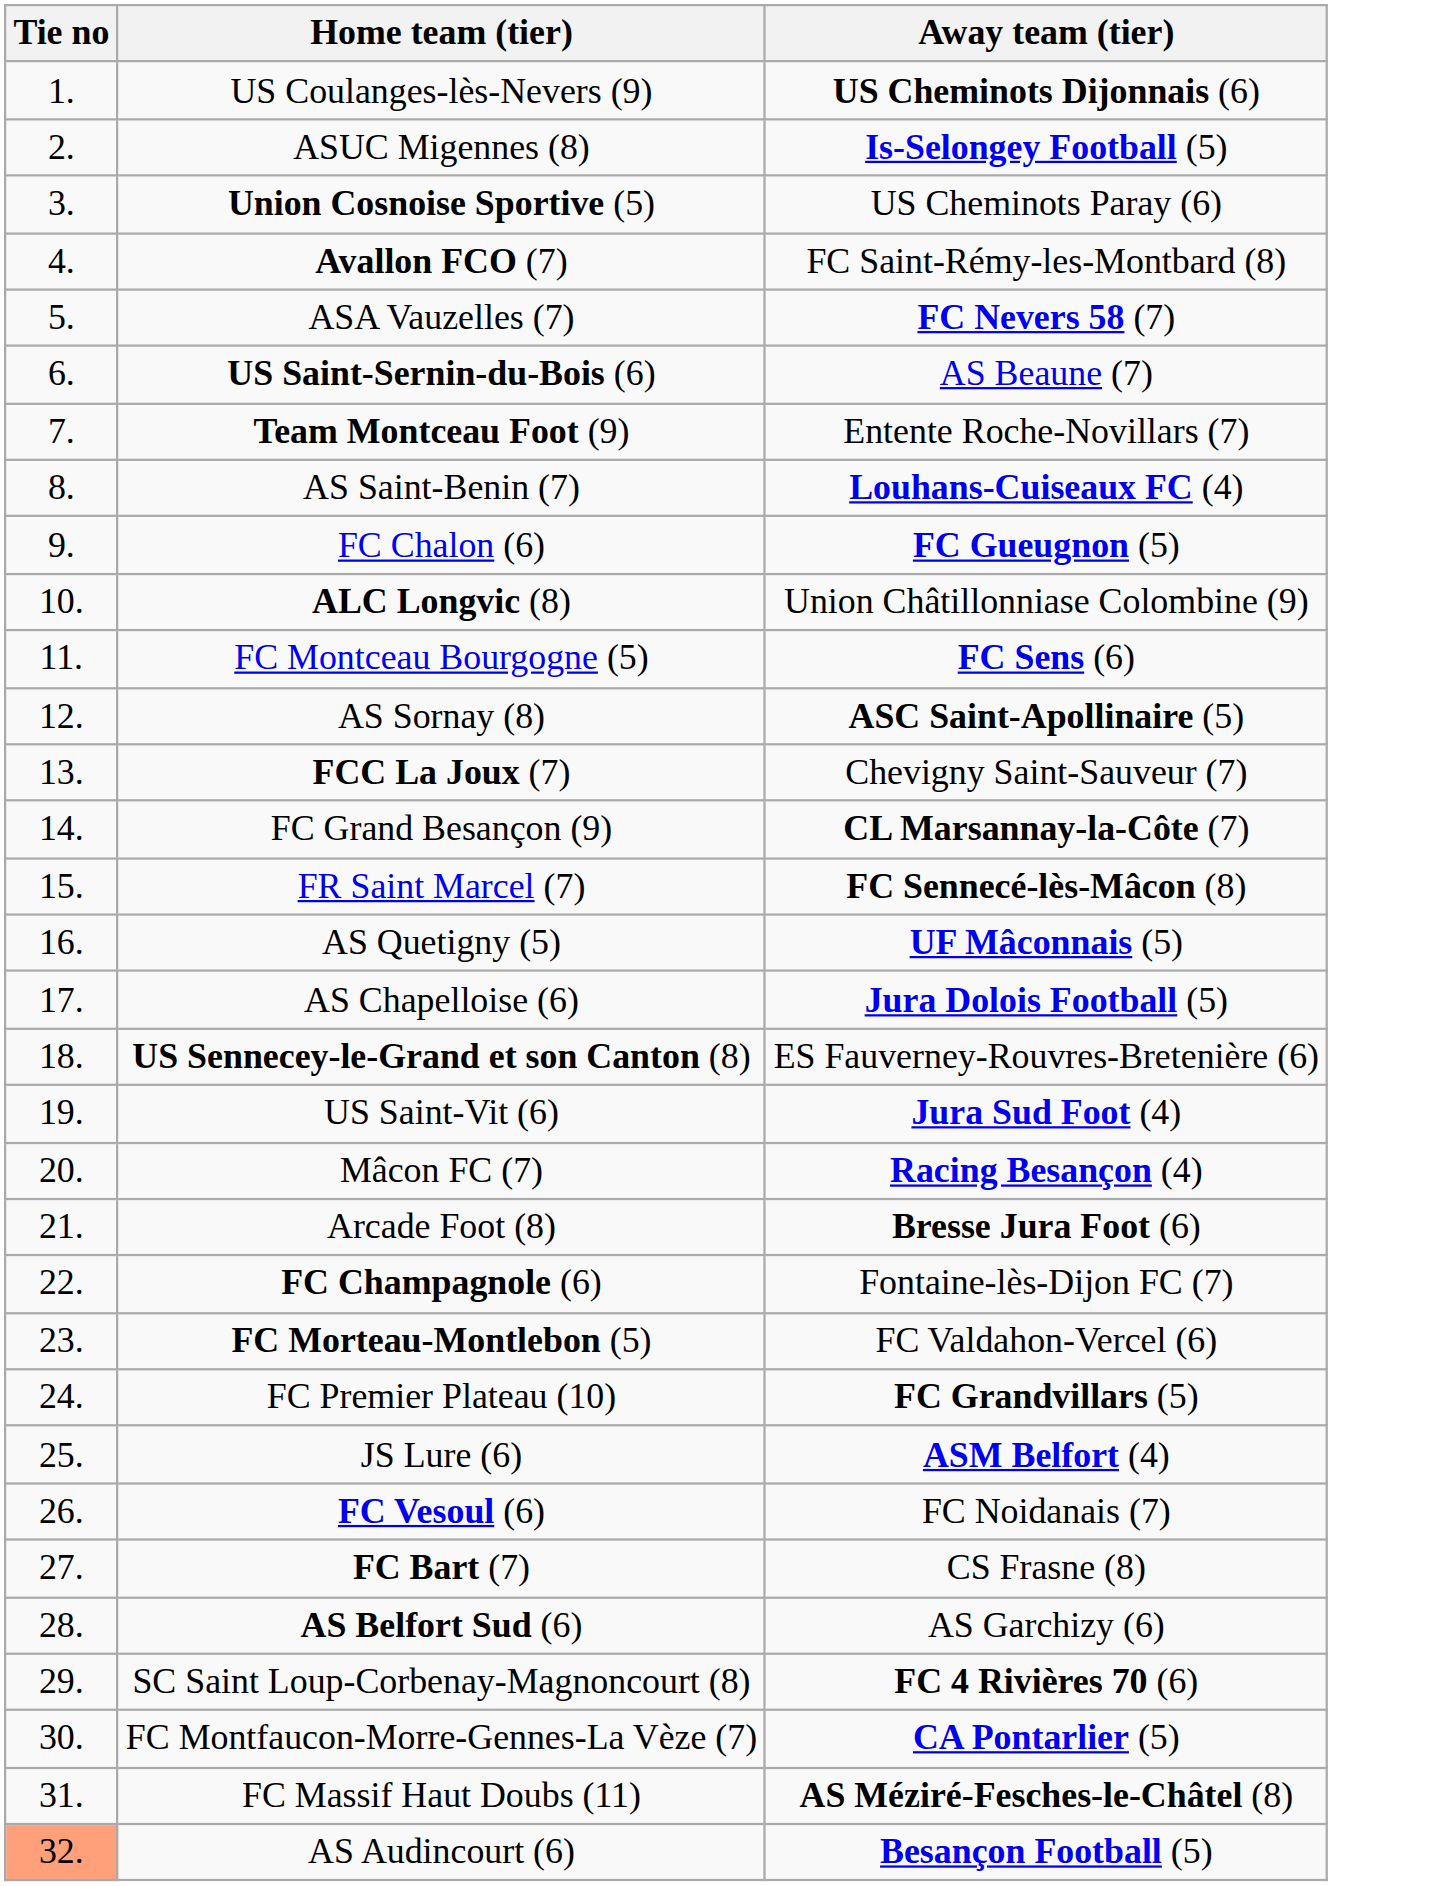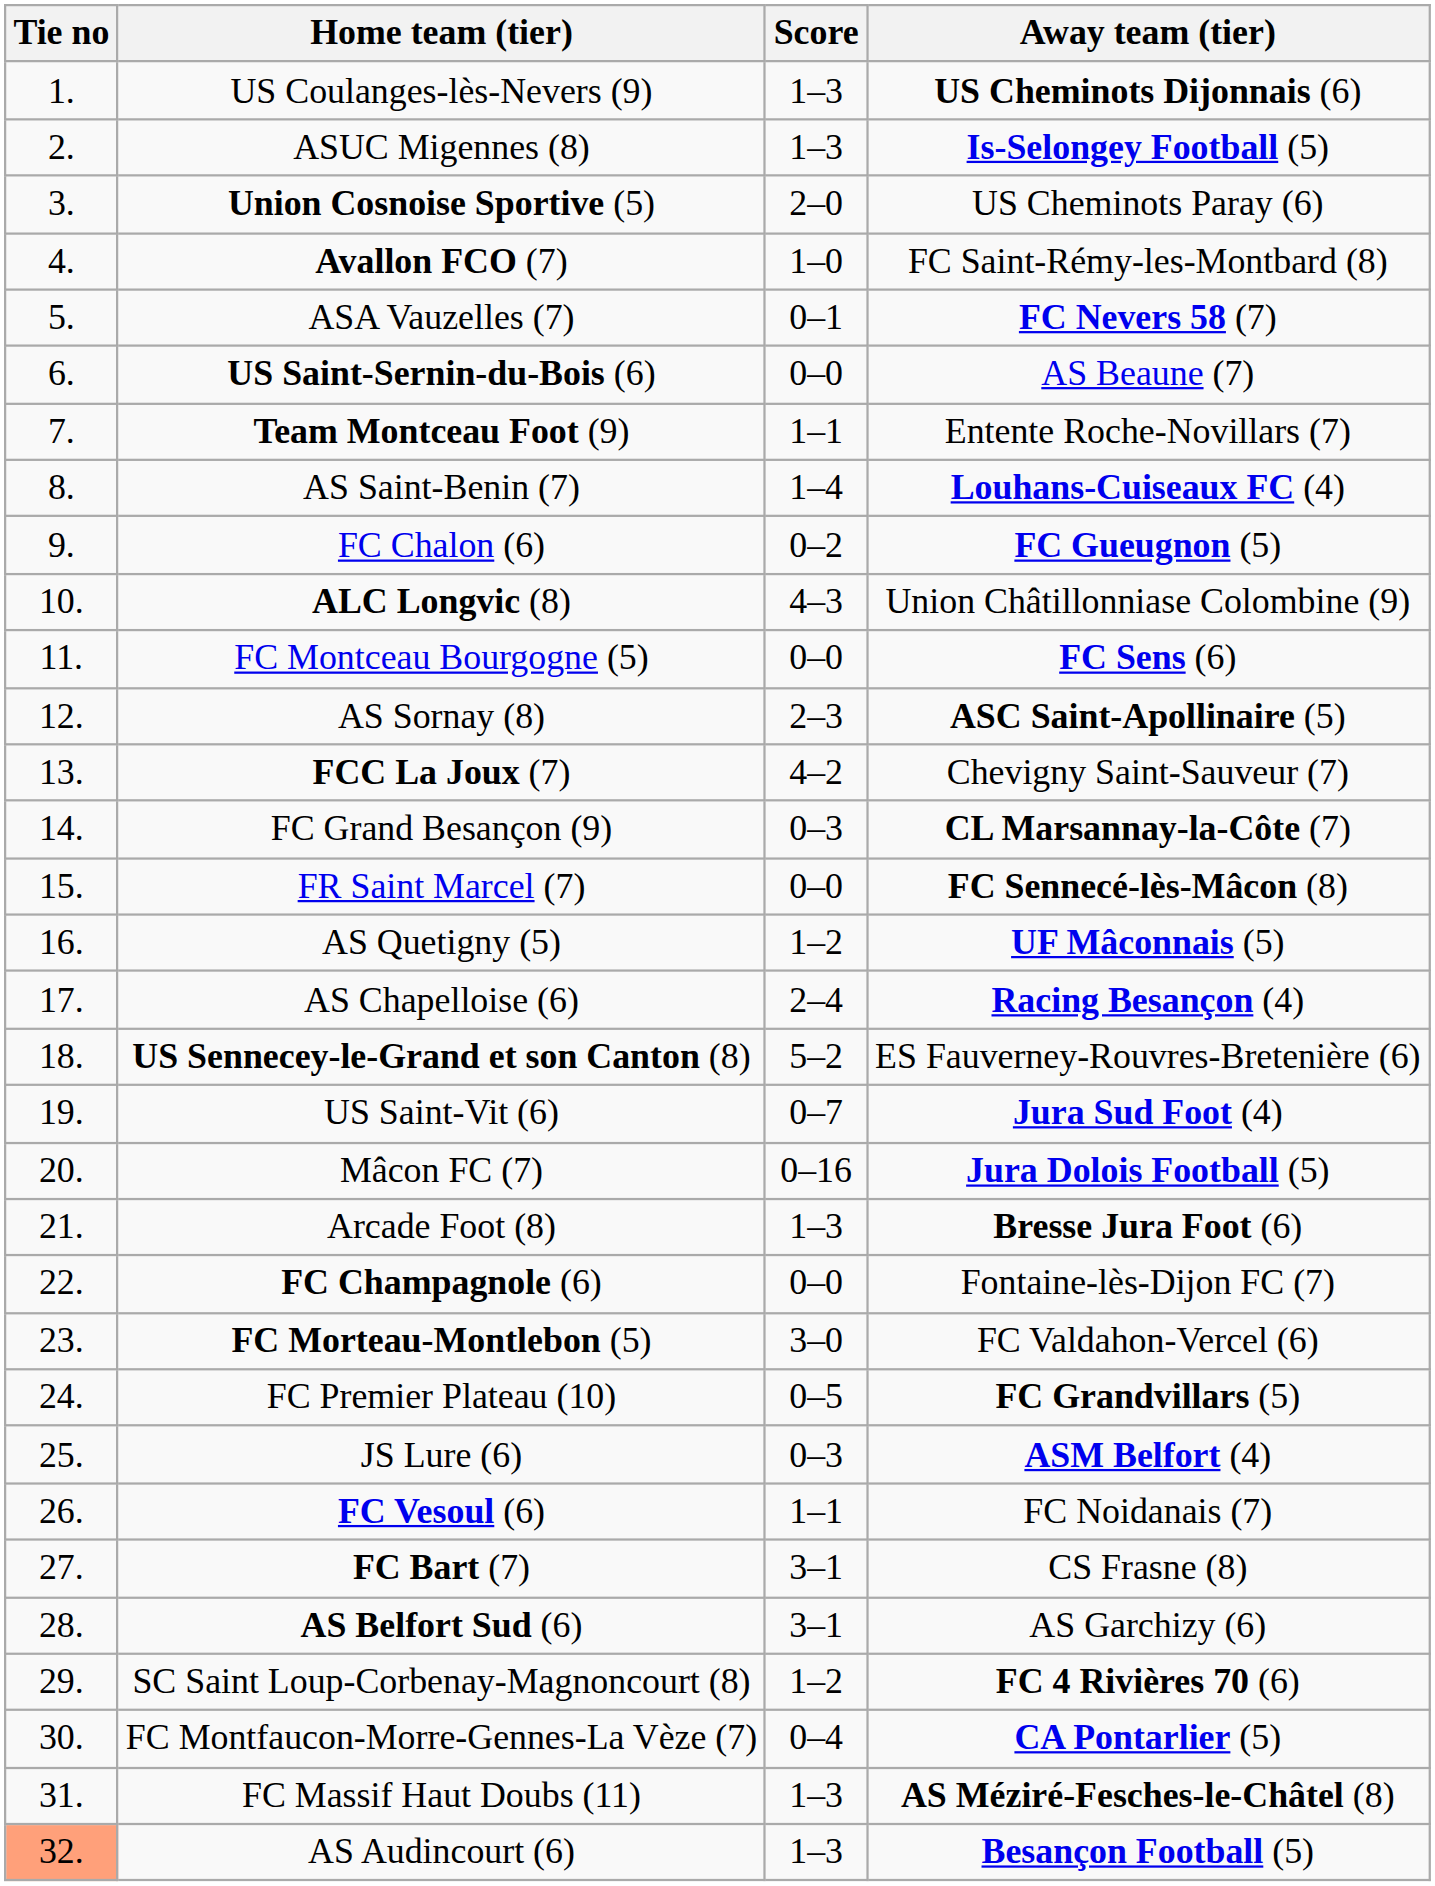+ column: (816, 32)
(1046, 999) Jura Dolois Football (5) -> (1148, 999) Racing Besançon (4)
(1046, 1169) Racing Besançon (4) -> (1148, 1169) Jura Dolois Football (5)
